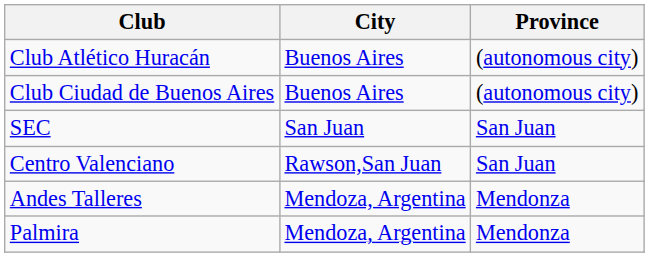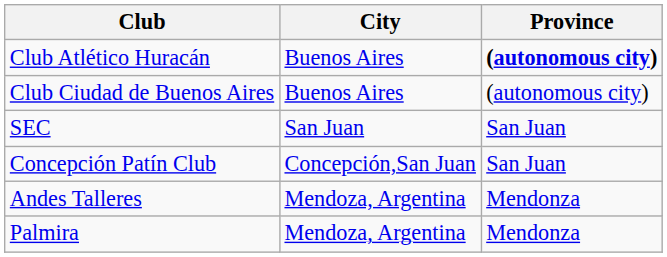(557, 57) normal -> (572, 57) bold
+ row: (113, 163)
- row: (92, 163)
